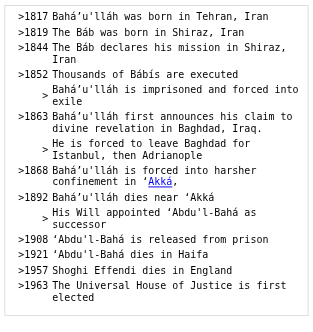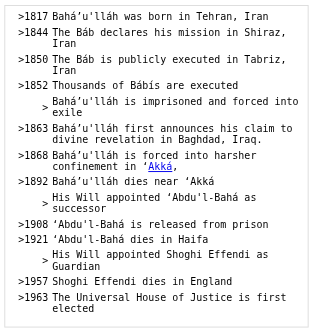- row: (148, 32)
+ row: (169, 65)
- row: (151, 149)
+ row: (160, 260)
